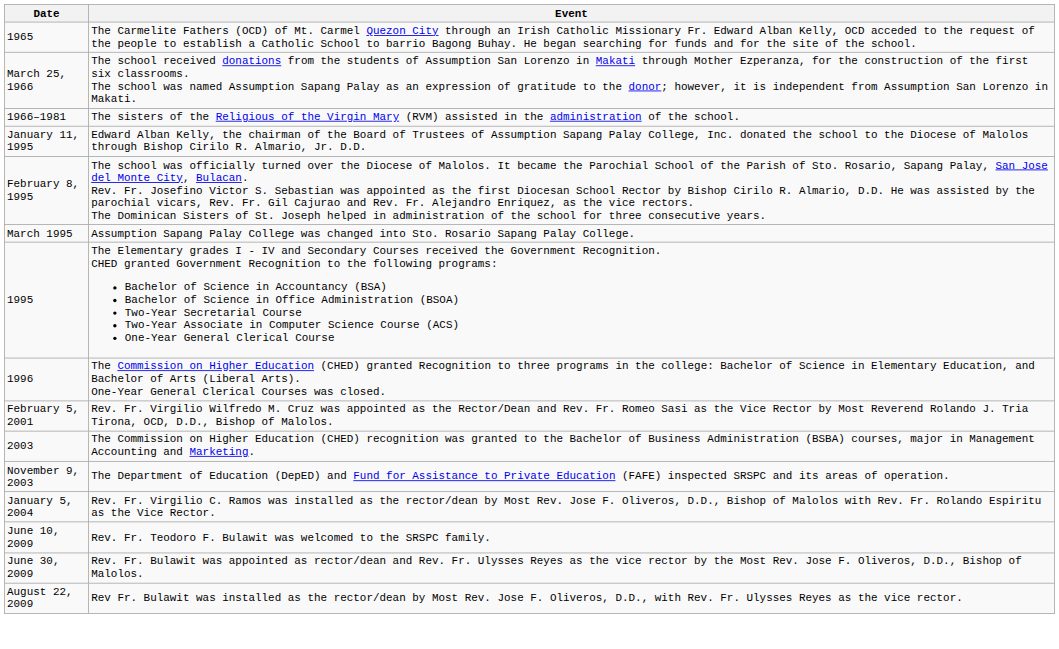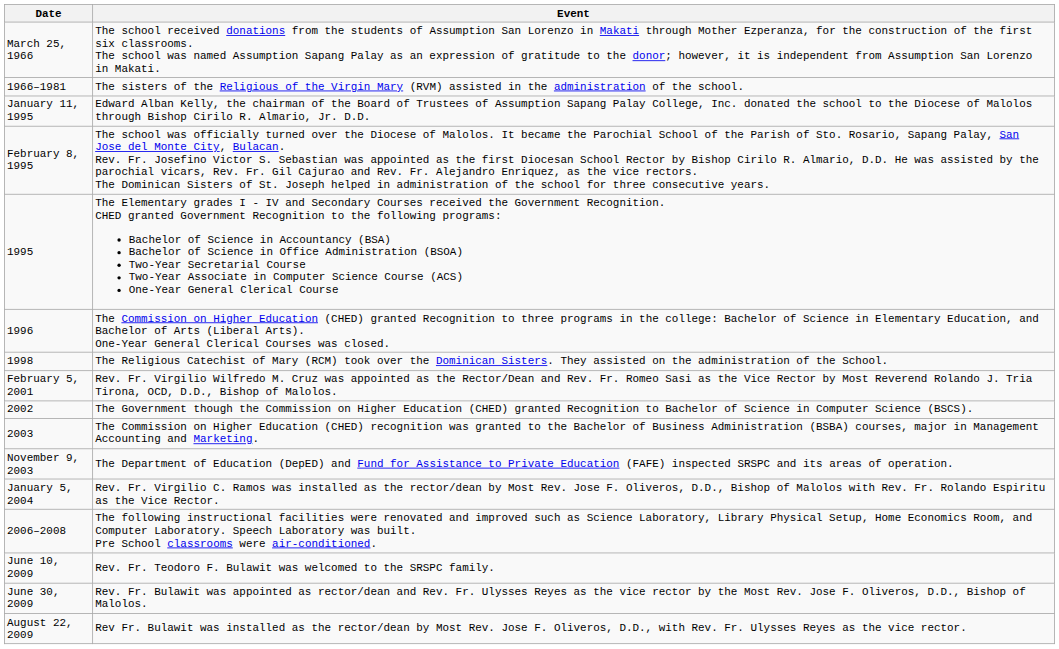- row: (20, 37)
- row: (40, 234)
+ row: (20, 361)
+ row: (20, 410)
+ row: (37, 531)
